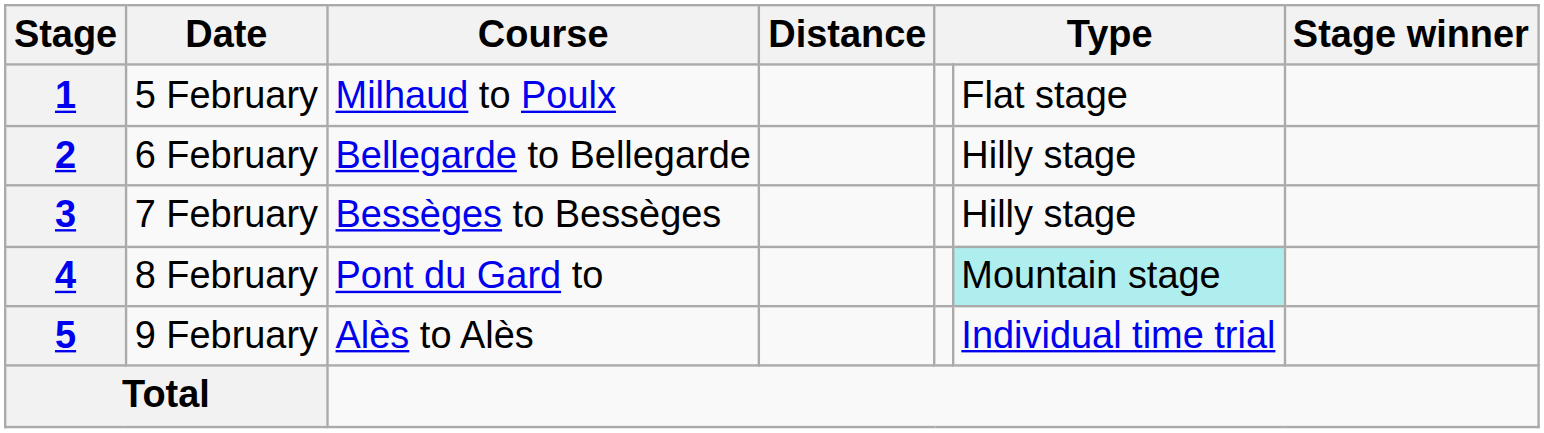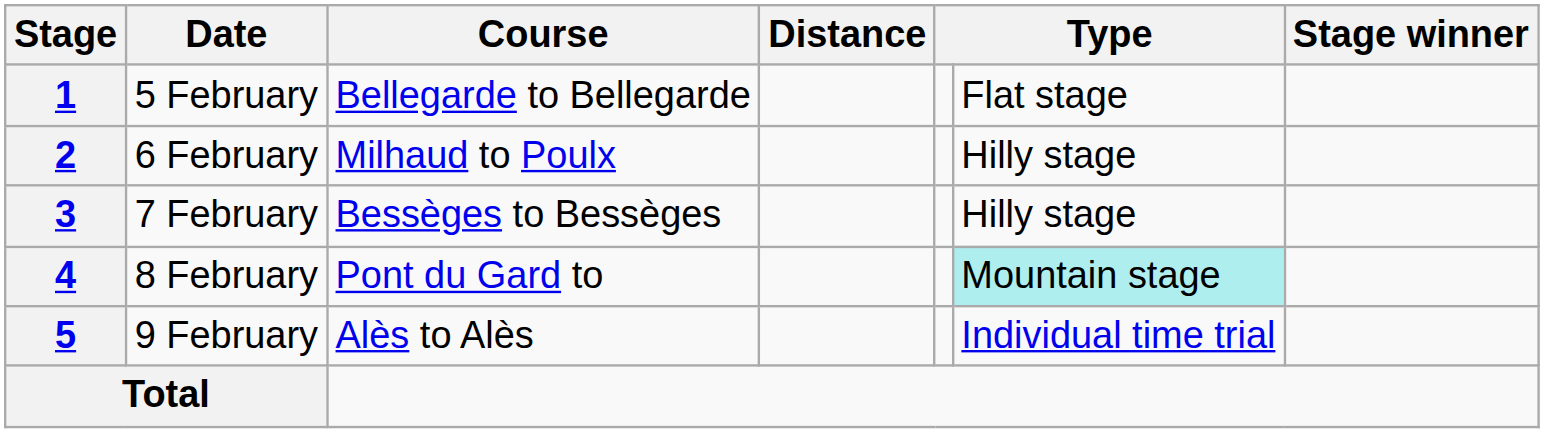(476, 94) Milhaud to Poulx -> (543, 94) Bellegarde to Bellegarde
(543, 154) Bellegarde to Bellegarde -> (476, 154) Milhaud to Poulx
